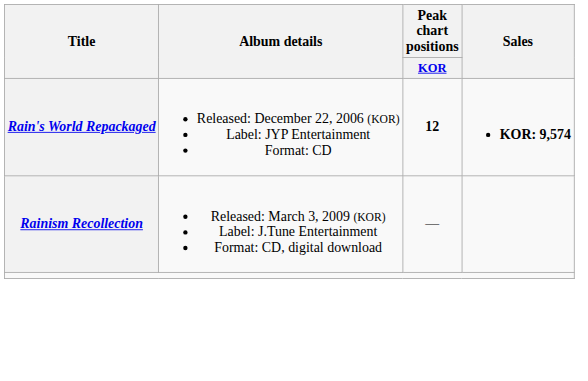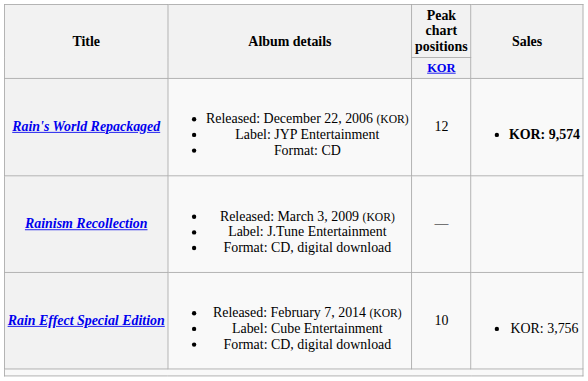(432, 127) bold -> (441, 127) normal
+ row: (86, 320)
